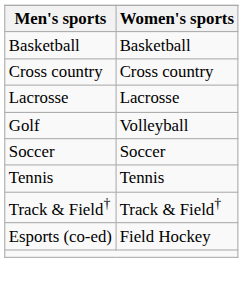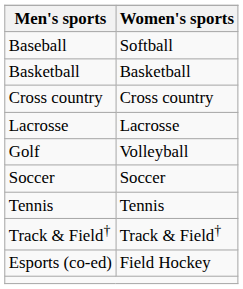+ row: (38, 45)
